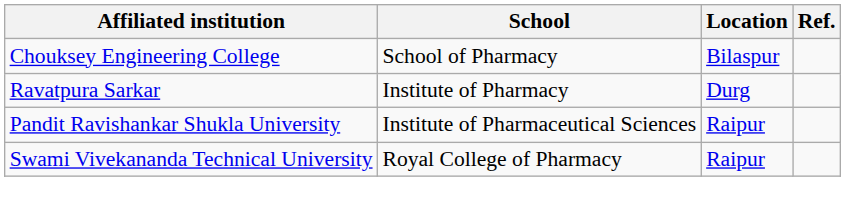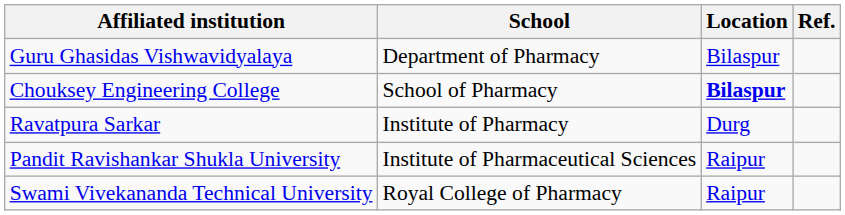+ row: (151, 55)
(743, 55) normal -> (746, 90) bold
